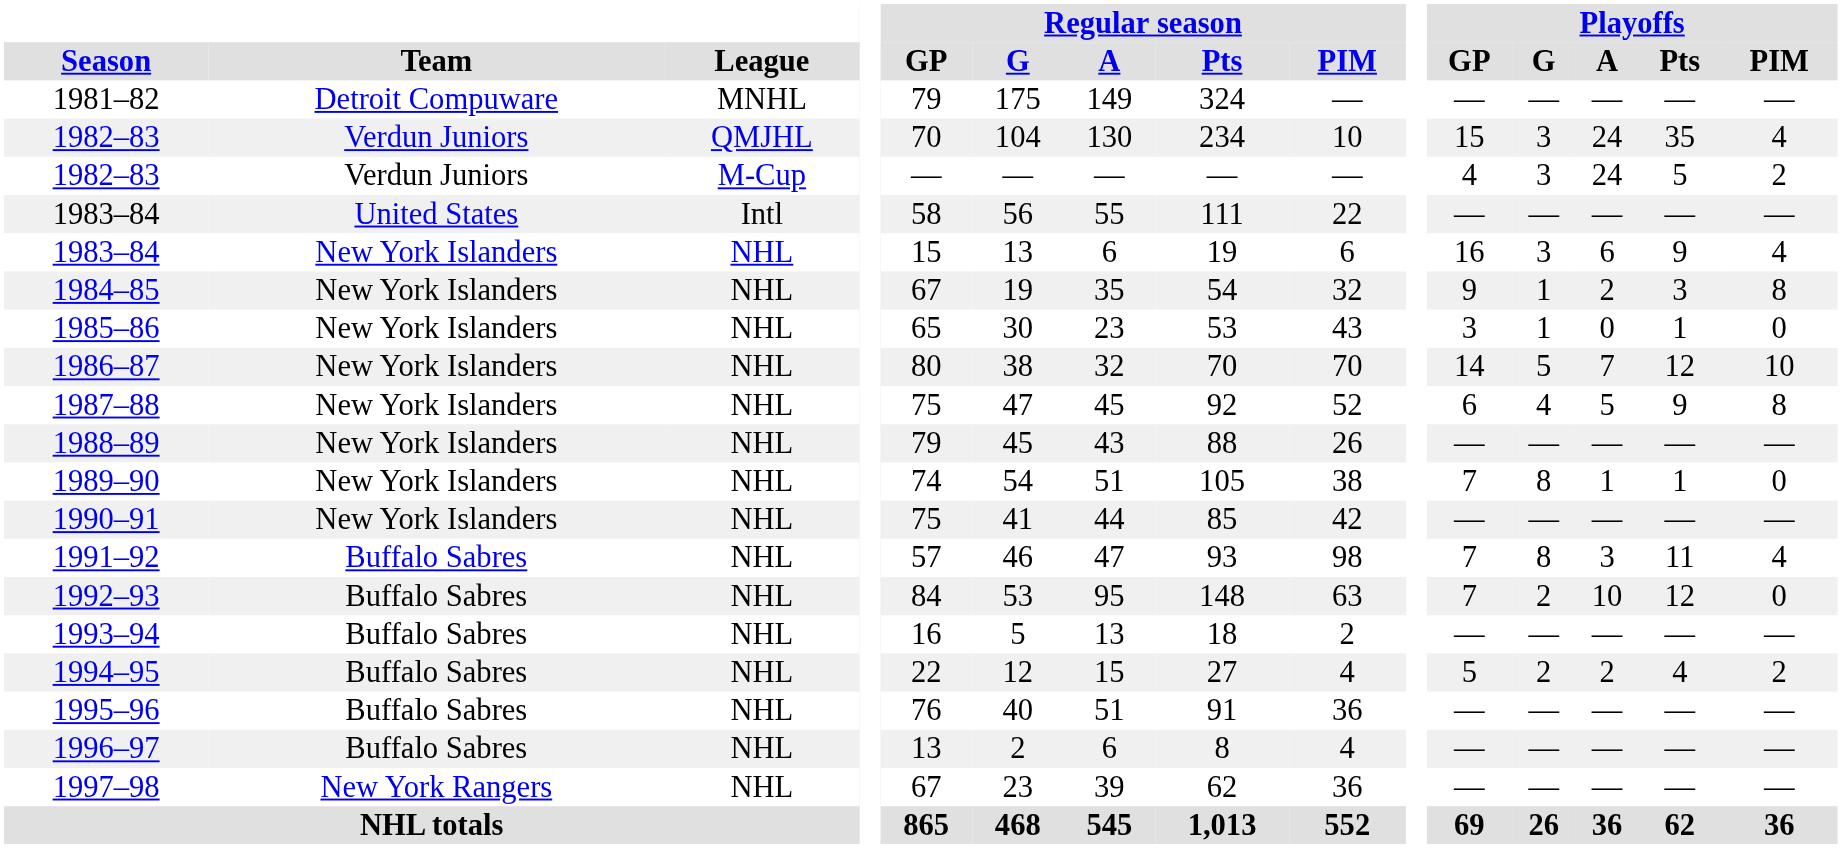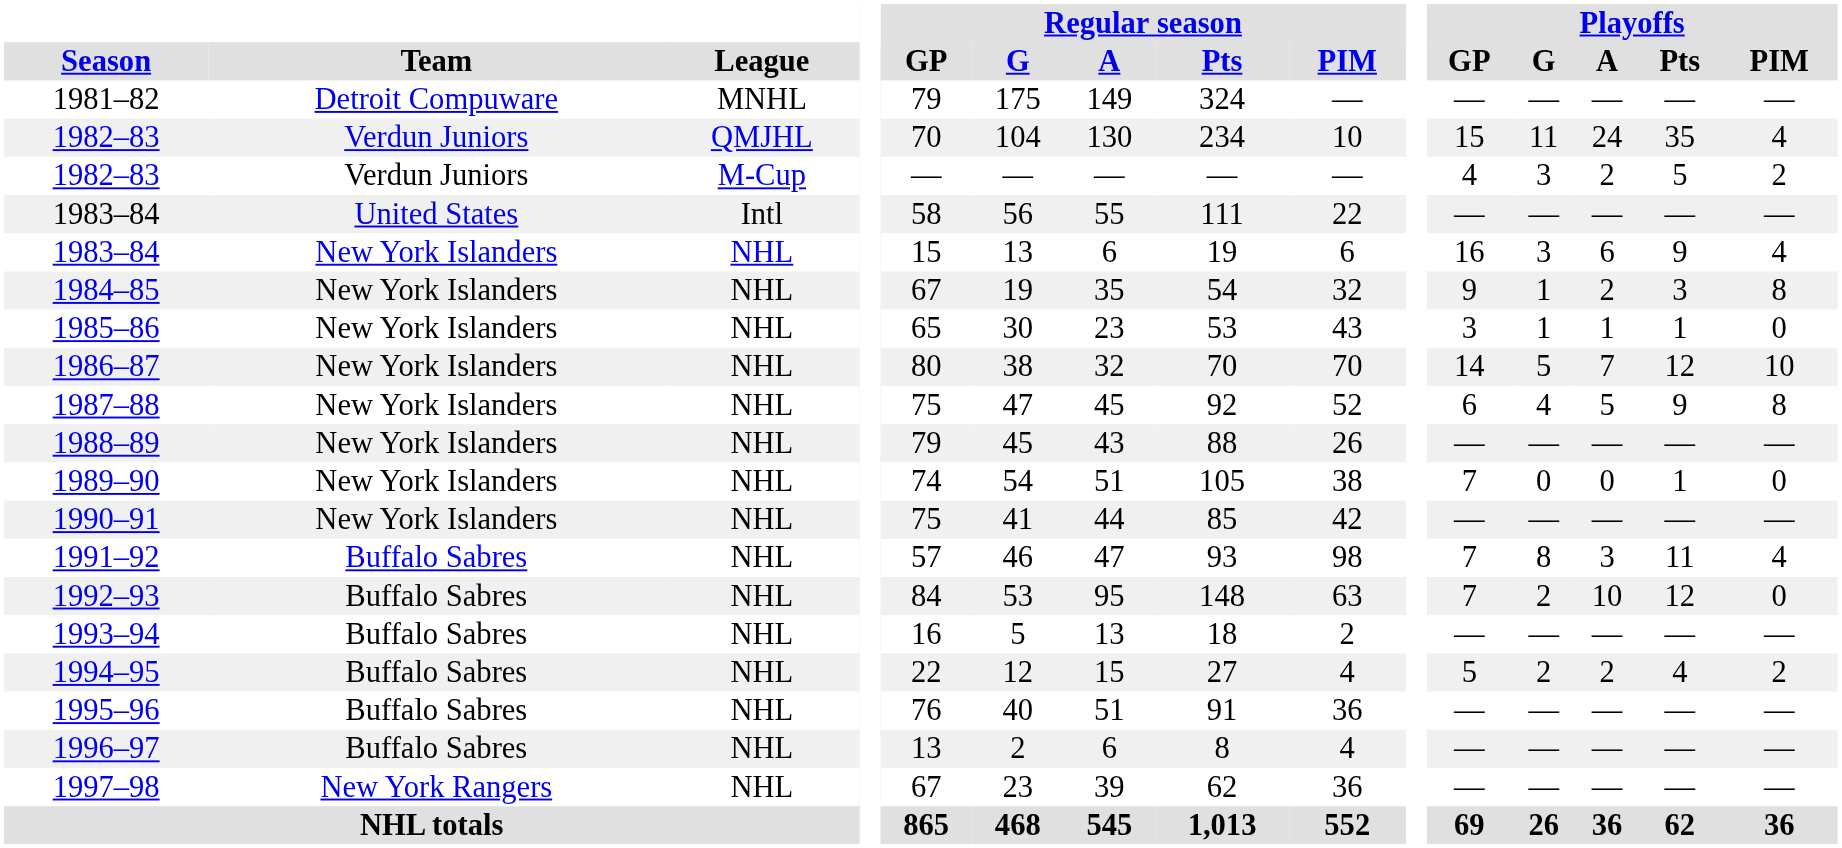(1544, 137) 3 -> (1544, 137) 11
(1607, 175) 24 -> (1607, 175) 2
(1607, 328) 0 -> (1607, 328) 1
(1544, 481) 8 -> (1544, 481) 0
(1607, 481) 1 -> (1607, 481) 0
